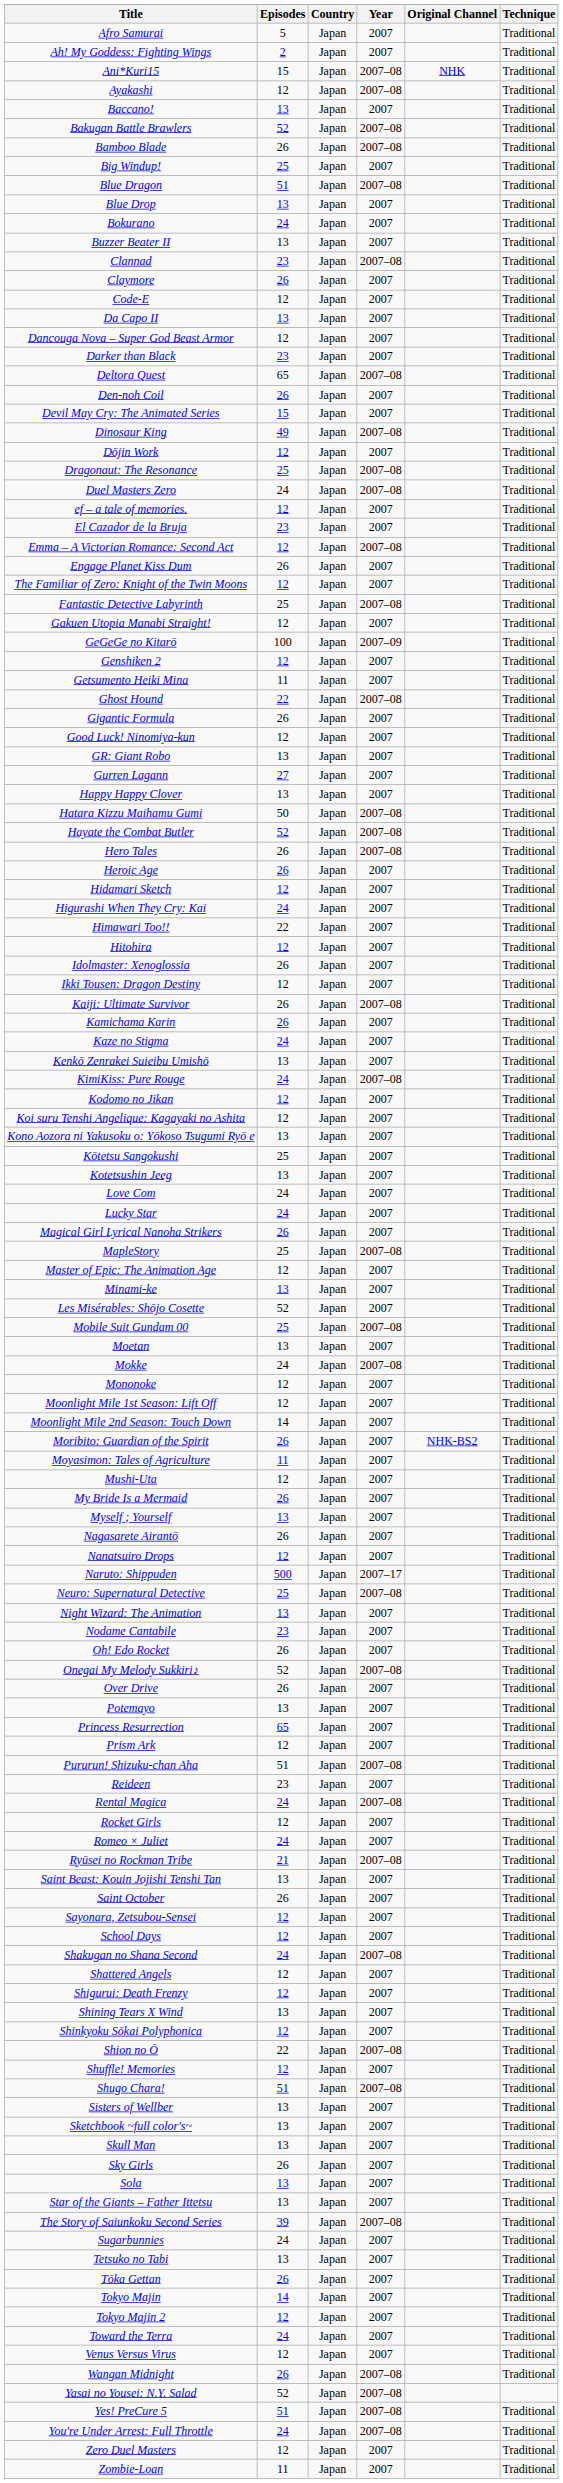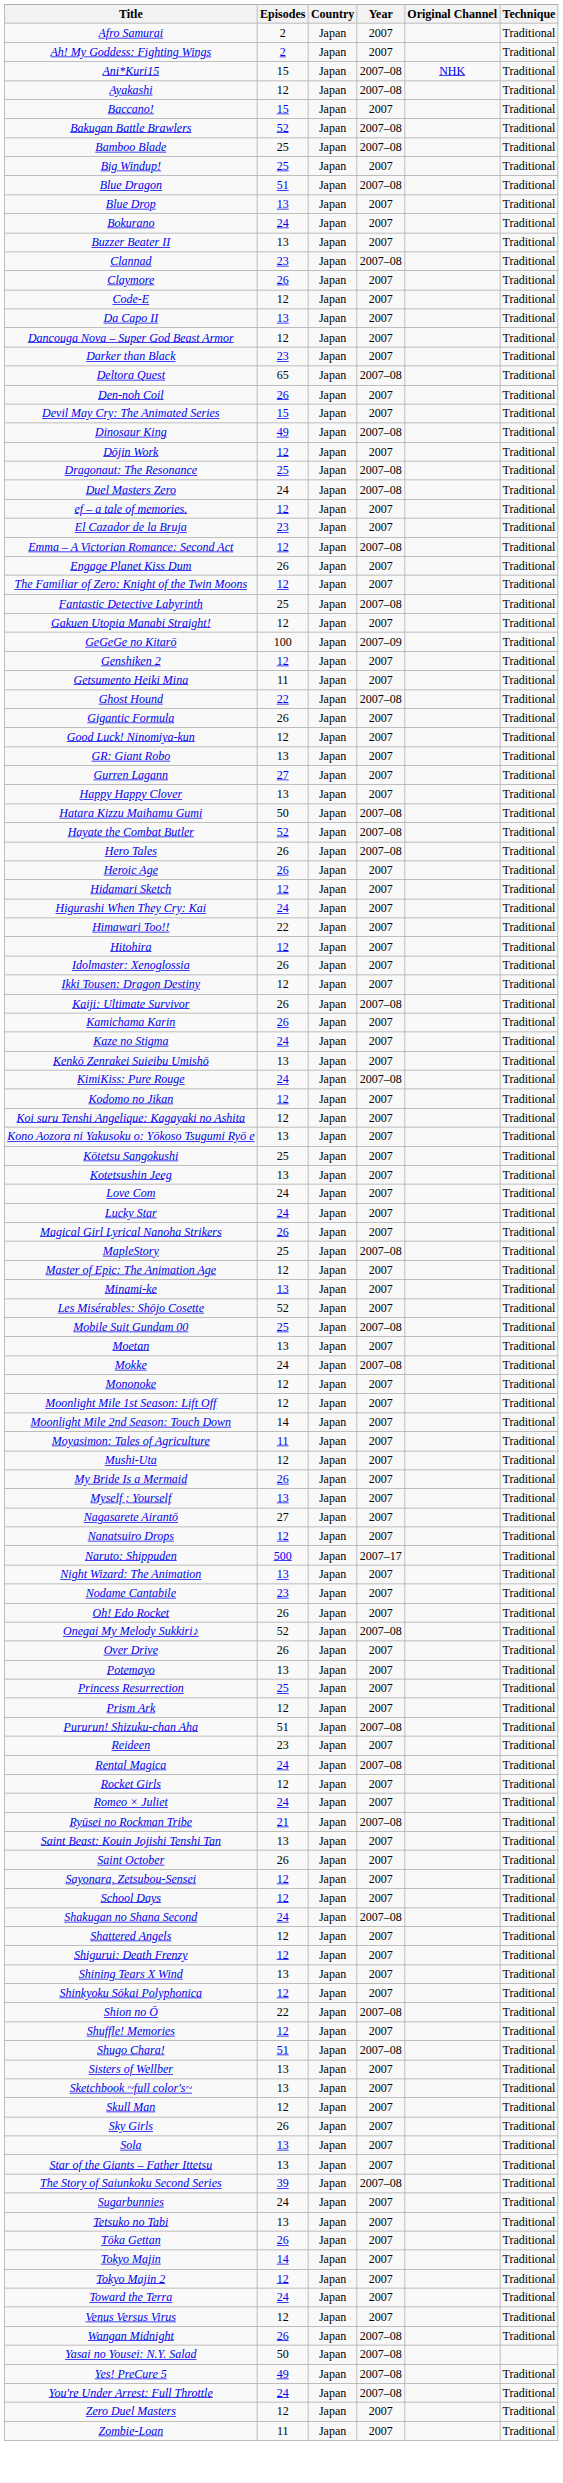(283, 33) 5 -> (283, 33) 2
(283, 109) 13 -> (283, 109) 15
(283, 147) 26 -> (283, 147) 25
- row: (131, 1441)
(283, 1536) 26 -> (283, 1517) 27
- row: (131, 1593)
(283, 1726) 65 -> (283, 1688) 25
(283, 2145) 13 -> (283, 2107) 12
(283, 2392) 52 -> (283, 2354) 50
(283, 2411) 51 -> (283, 2373) 49
